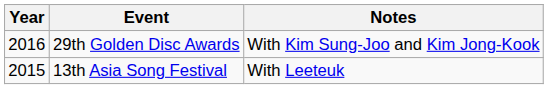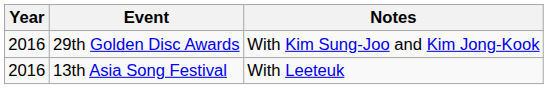(27, 70) 2015 -> (27, 70) 2016
